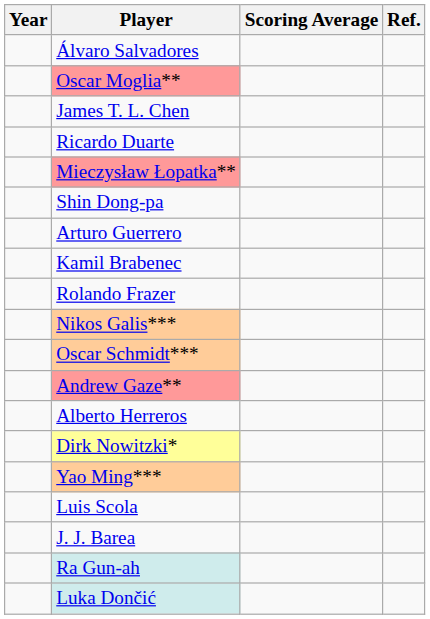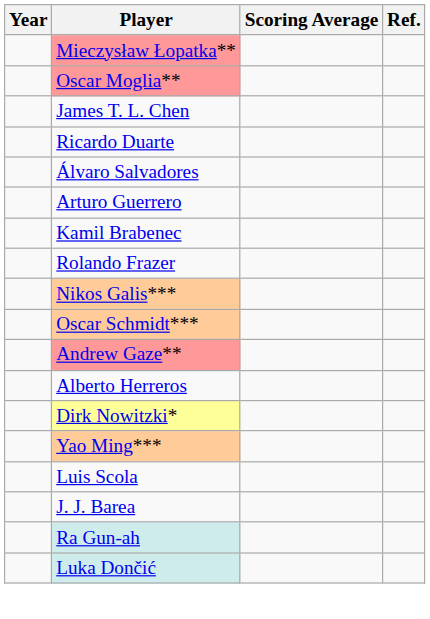rows swapped: (127, 50) <-> (146, 171)
- row: (110, 202)
